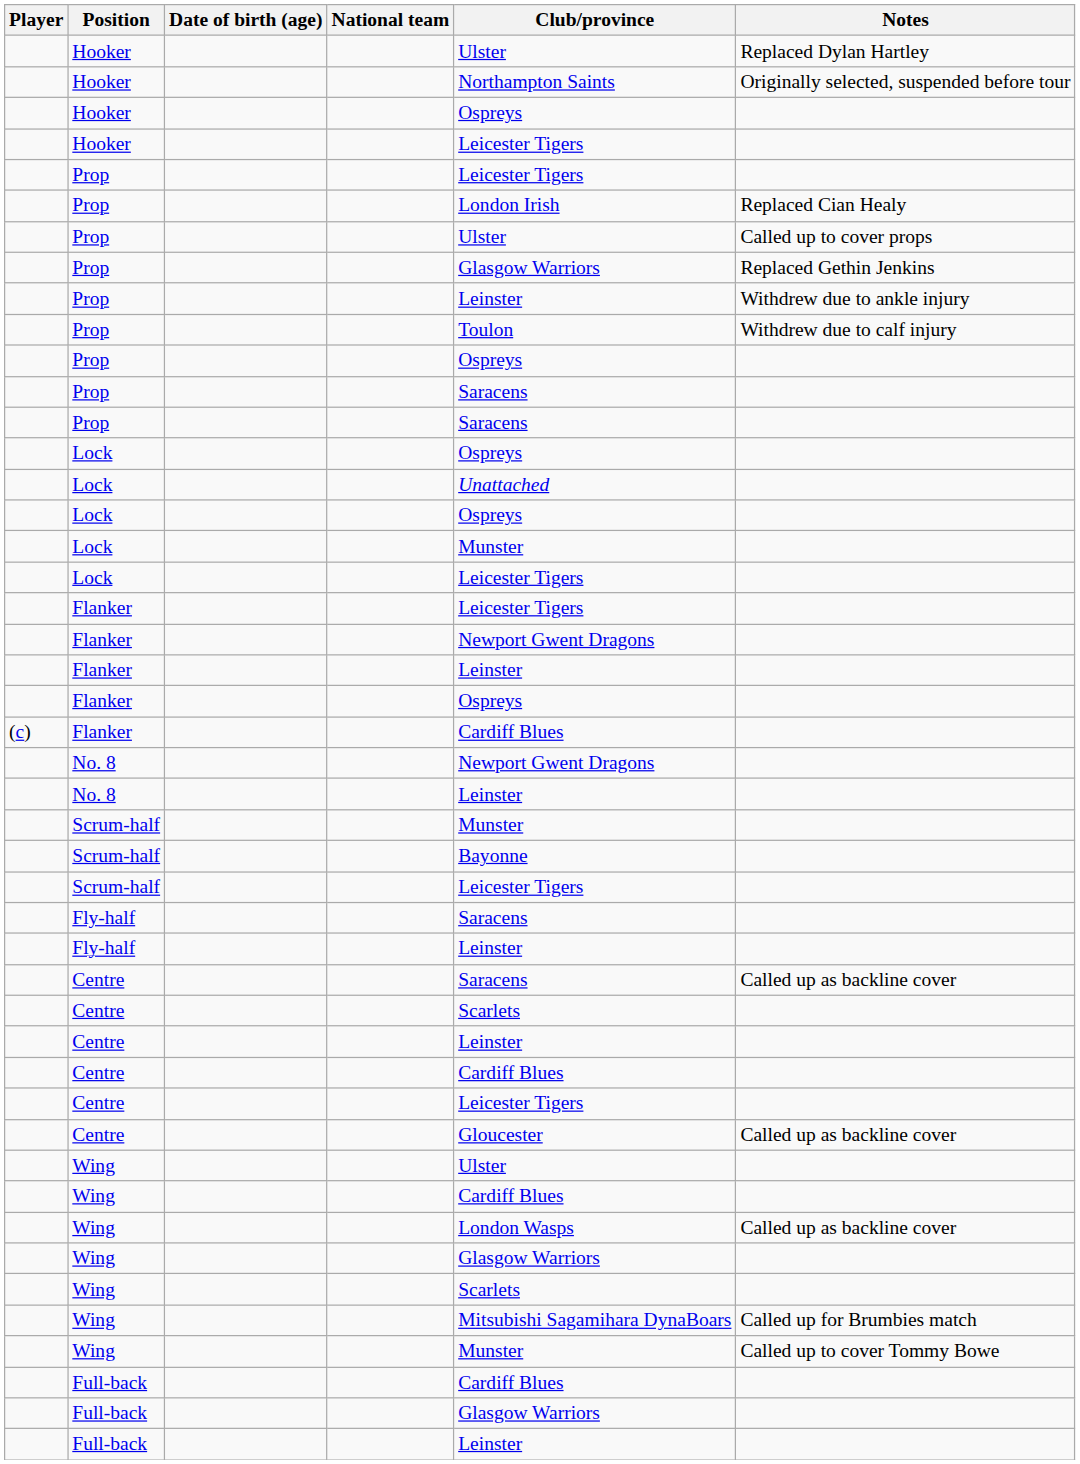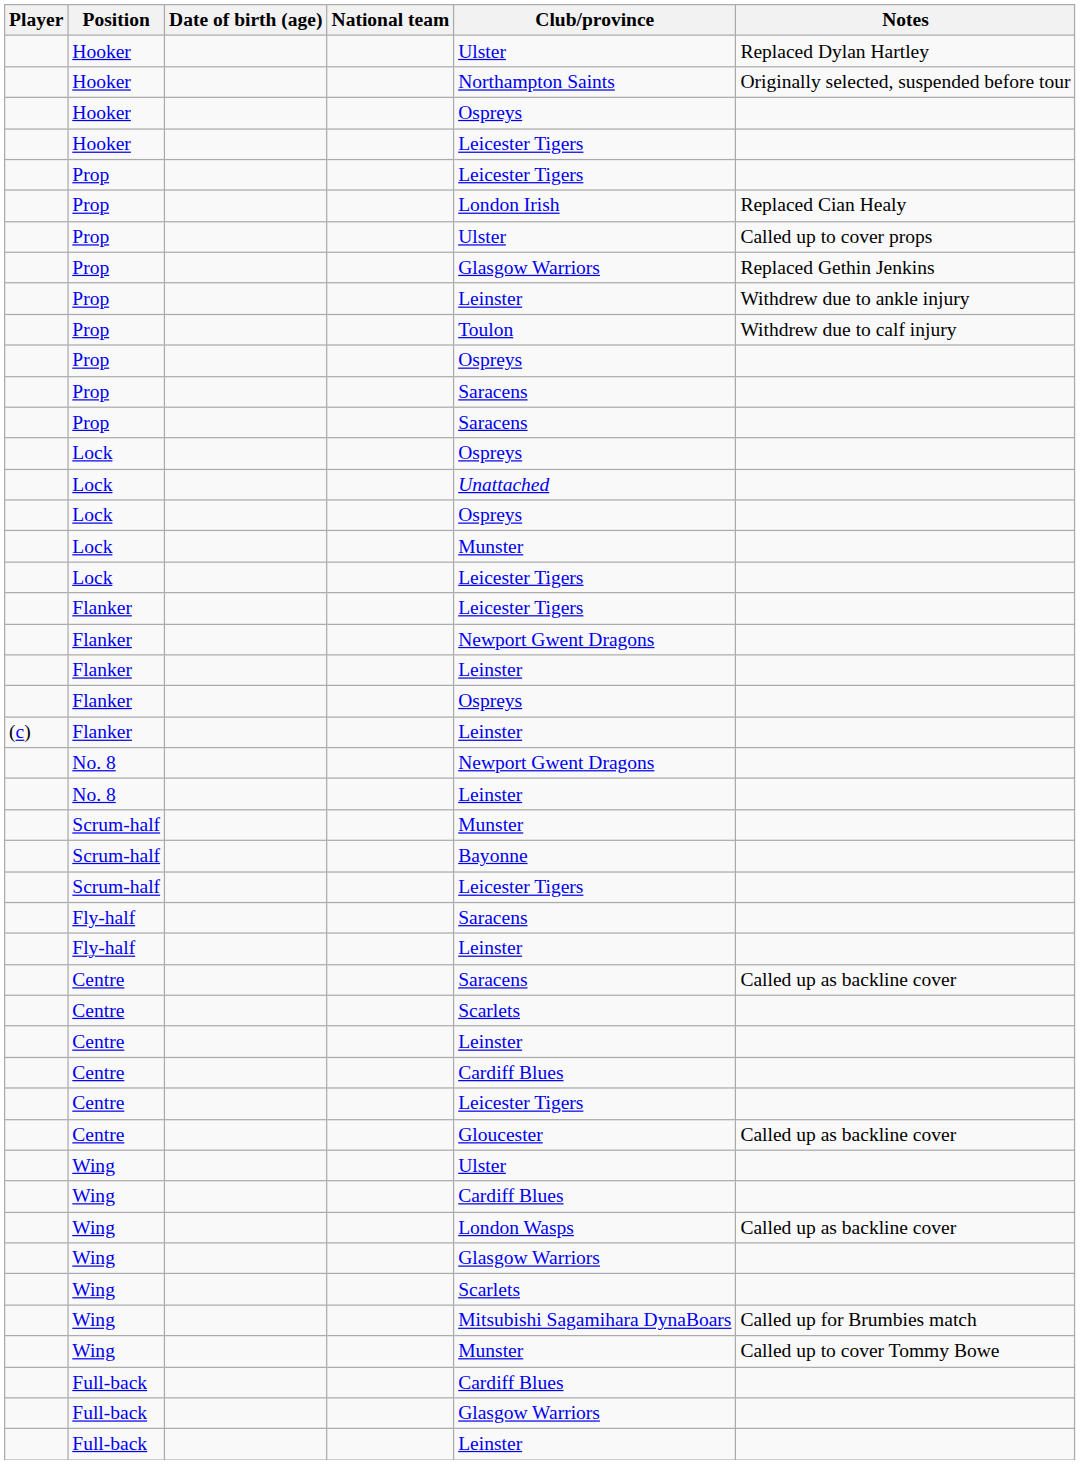(511, 732) Cardiff Blues -> (490, 732) Leinster
